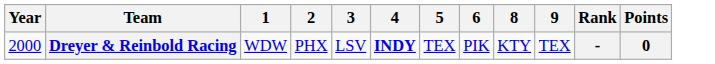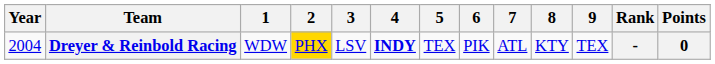+ column: (512, 18)
(25, 45) 2000 -> (25, 45) 2004
(311, 45) no background -> (311, 45) gold background
